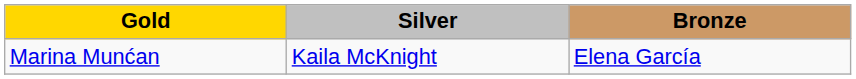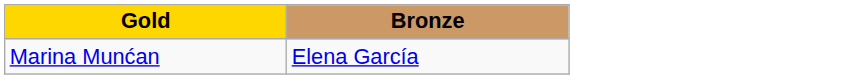- column: (428, 21)
